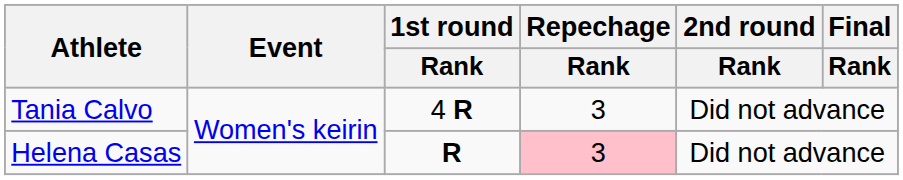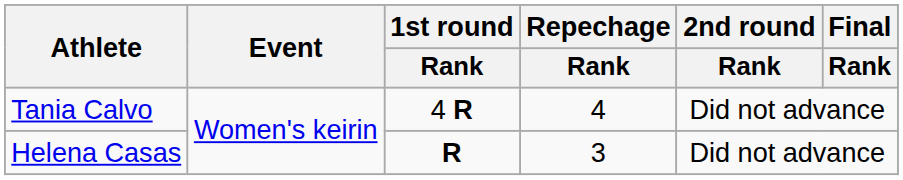(598, 110) 3 -> (598, 110) 4
(598, 153) pink background -> (598, 153) no background
